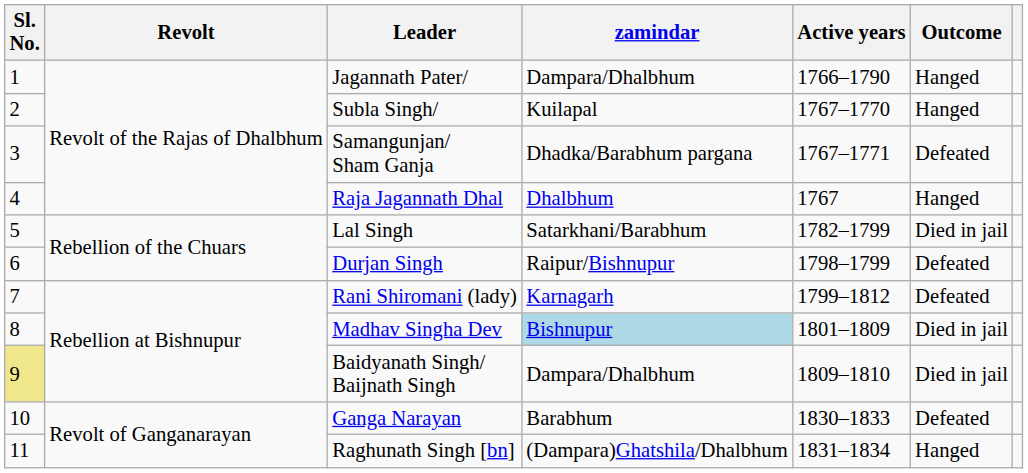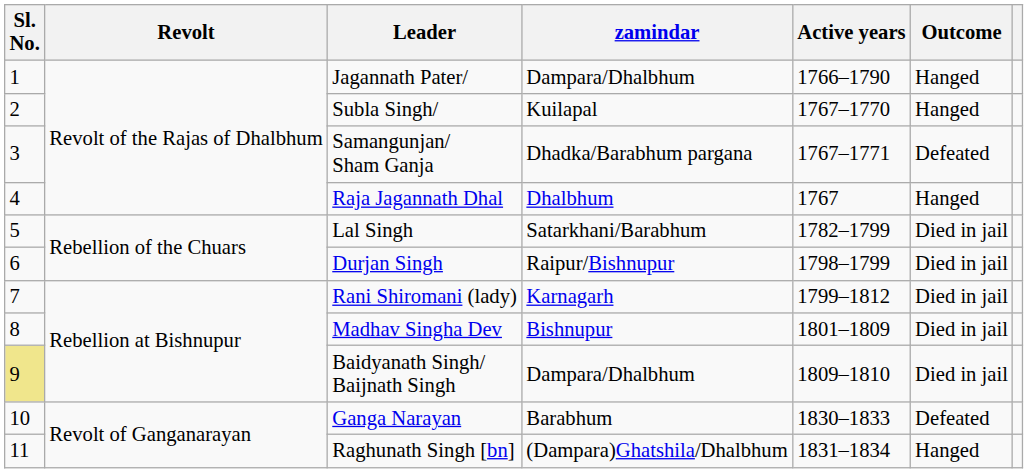(952, 263) Defeated -> (962, 263) Died in jail
(952, 296) Defeated -> (962, 296) Died in jail
(569, 329) lightblue background -> (569, 329) no background
